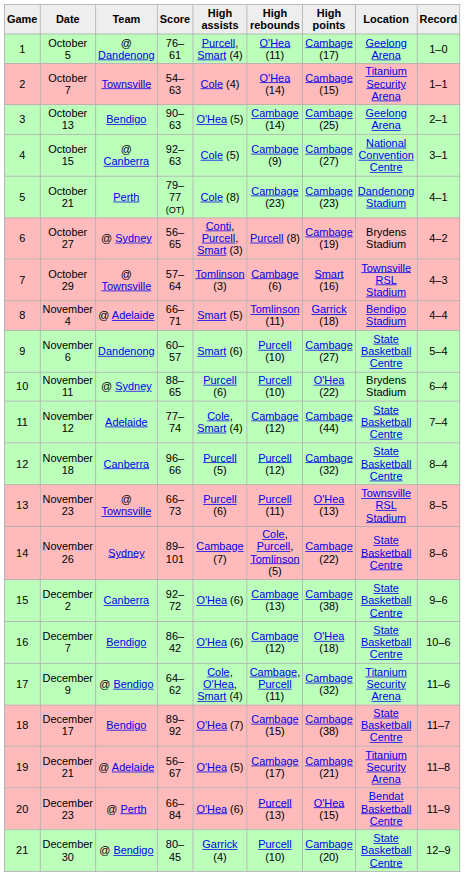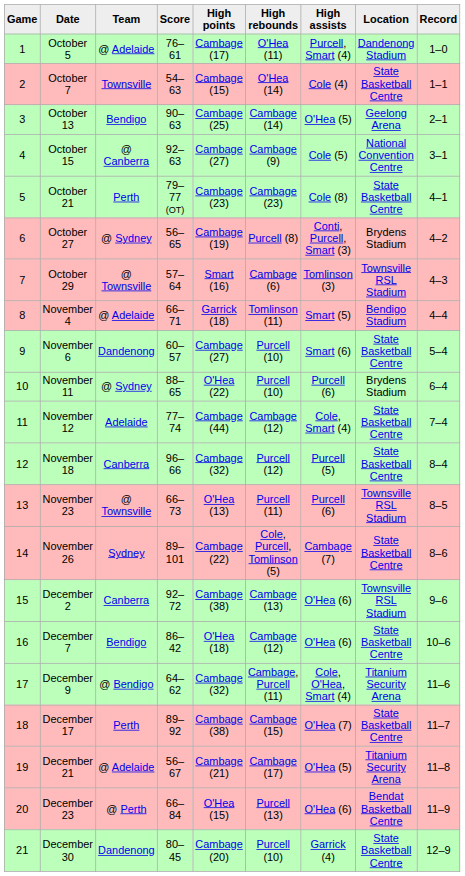columns swapped: (329, 19) <-> (220, 19)
(126, 49) @ Dandenong -> (126, 49) @ Adelaide
(386, 49) Geelong Arena -> (386, 49) Dandenong Stadium
(386, 84) Titanium Security Arena -> (386, 84) State Basketball Centre
(386, 197) Dandenong Stadium -> (386, 197) State Basketball Centre
(386, 601) State Basketball Centre -> (386, 601) Townsville RSL Stadium
(126, 726) Bendigo -> (126, 726) Perth
(126, 851) @ Bendigo -> (126, 851) Dandenong
